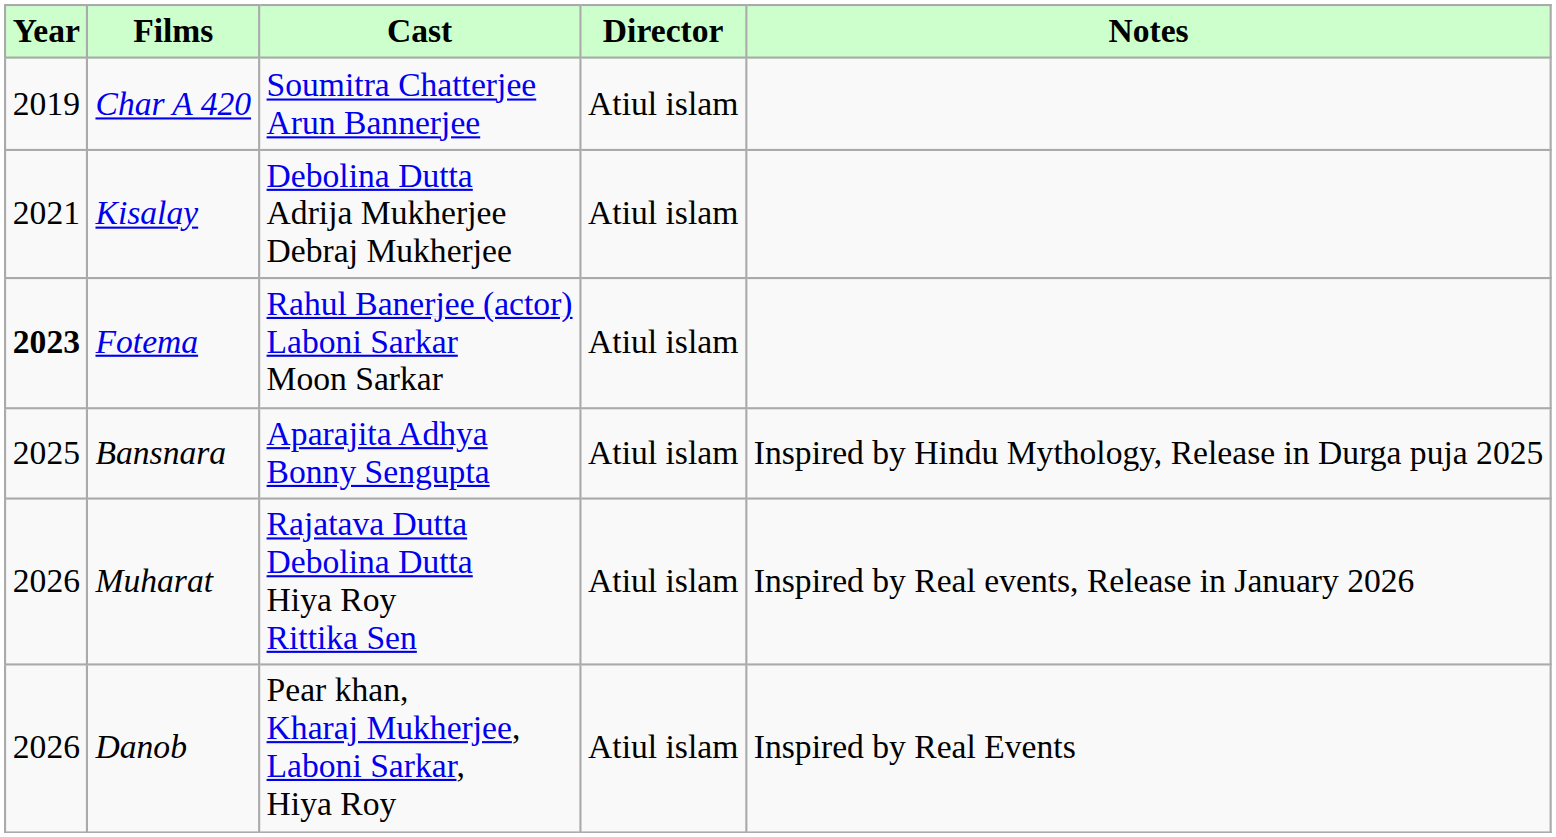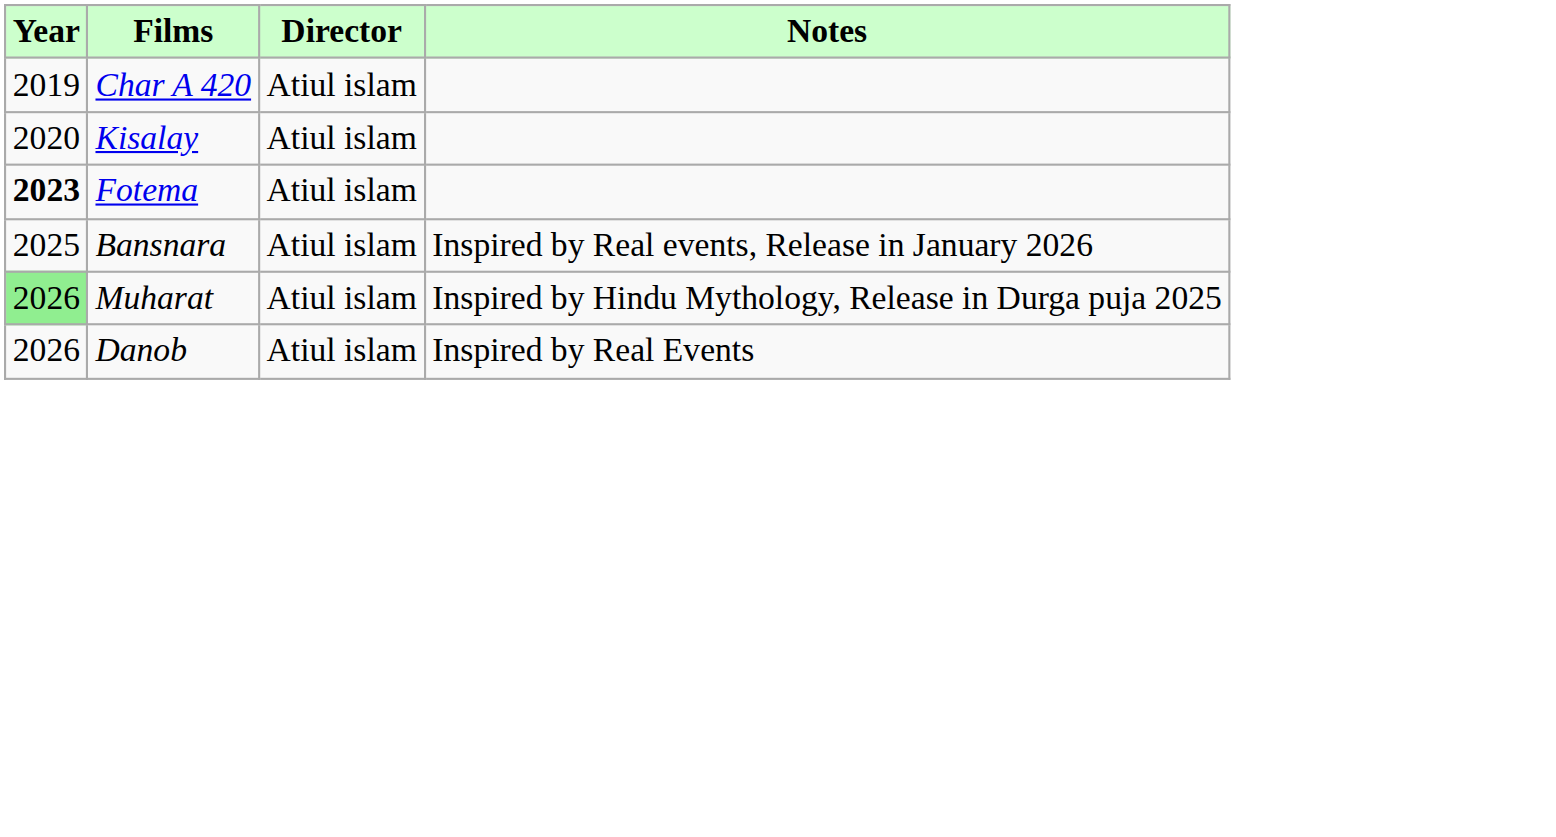- column: (420, 31)
(46, 213) 2021 -> (46, 137) 2020
(1149, 452) Inspired by Hindu Mythology, Release in Durga puja 2025 -> (763, 244) Inspired by Real events, Release in January 2026
(46, 581) no background -> (46, 297) lightgreen background
(1084, 581) Inspired by Real events, Release in January 2026 -> (827, 297) Inspired by Hindu Mythology, Release in Durga puja 2025
